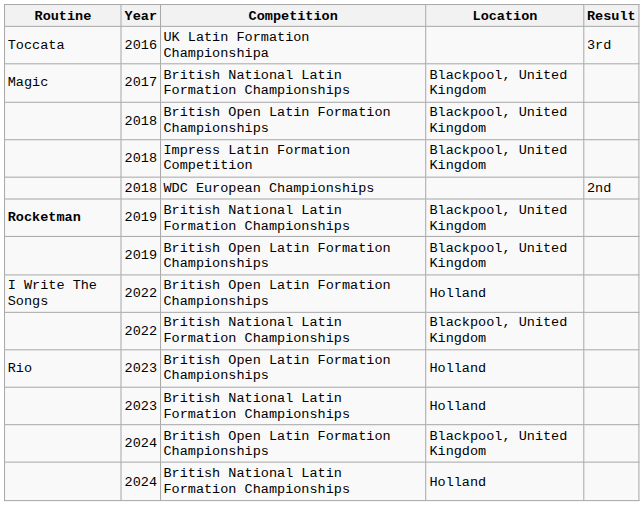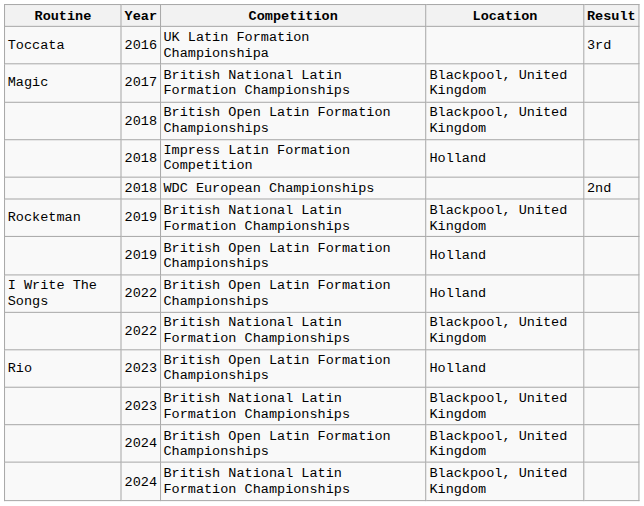(498, 158) Blackpool, United Kingdom -> (458, 158) Holland
(44, 218) bold -> (44, 218) normal
(498, 256) Blackpool, United Kingdom -> (458, 256) Holland
(458, 406) Holland -> (498, 406) Blackpool, United Kingdom
(458, 481) Holland -> (498, 481) Blackpool, United Kingdom
